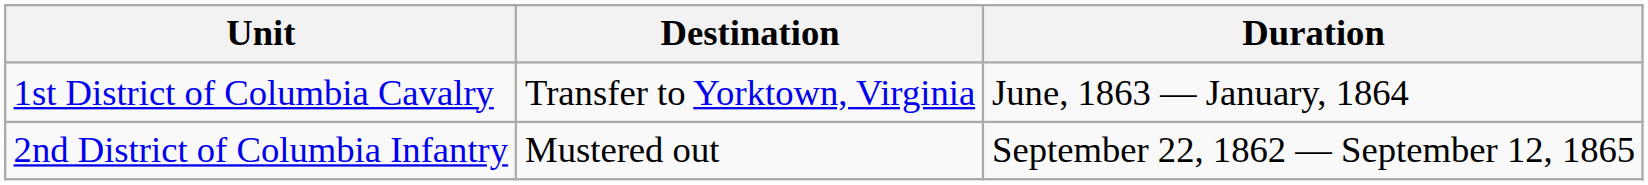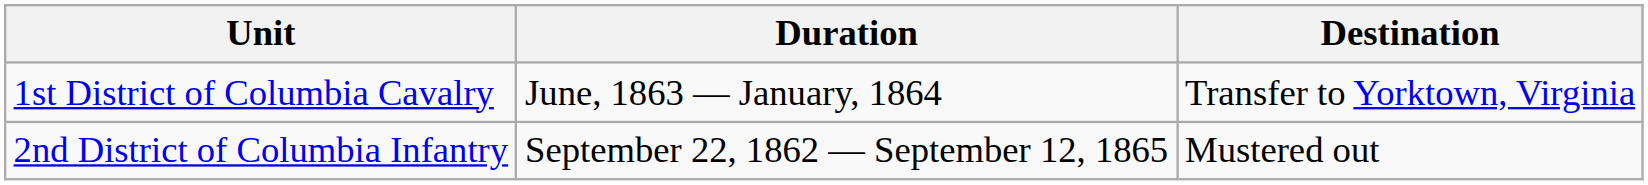columns swapped: (1314, 33) <-> (750, 33)
